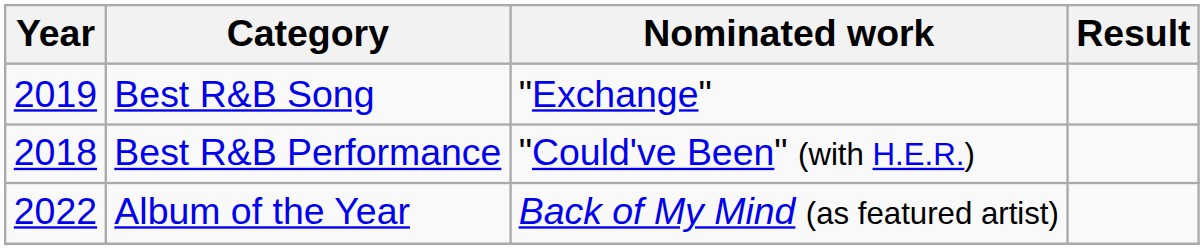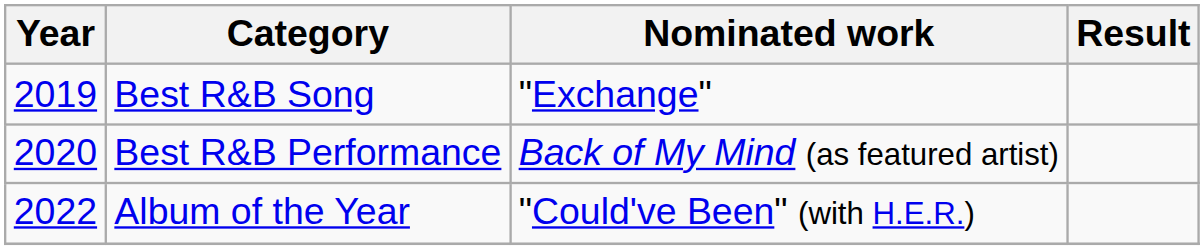(55, 152) 2018 -> (55, 152) 2020
(747, 152) "Could've Been" (with H.E.R.) -> (789, 152) Back of My Mind (as featured artist)
(789, 212) Back of My Mind (as featured artist) -> (747, 212) "Could've Been" (with H.E.R.)
